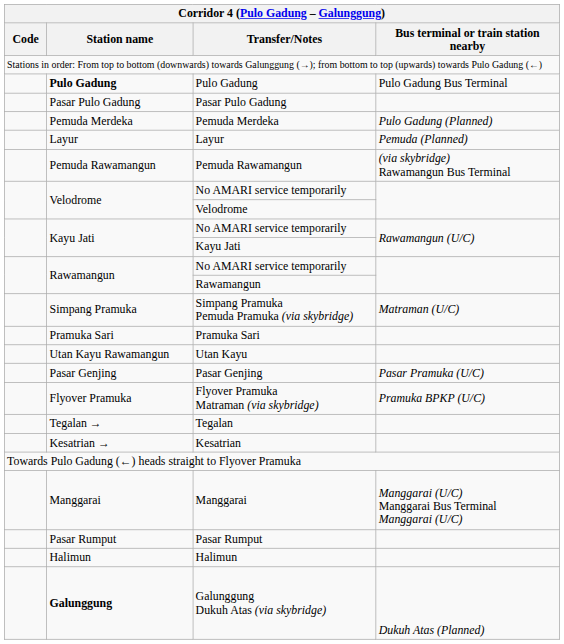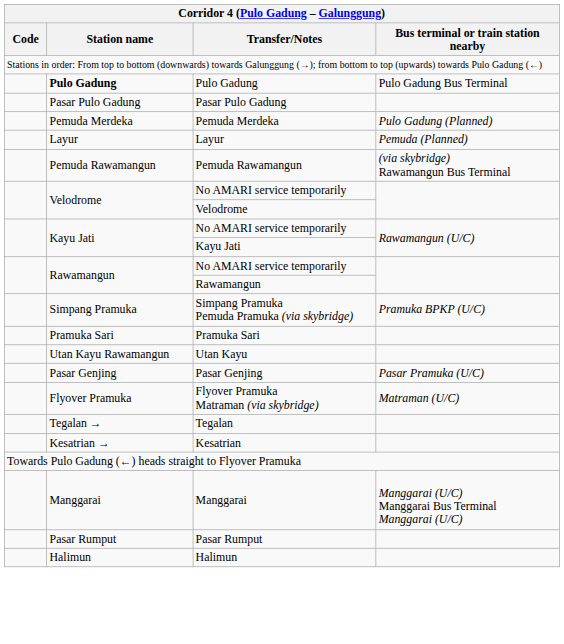(419, 310) Matraman (U/C) -> (432, 310) Pramuka BPKP (U/C)
(432, 398) Pramuka BPKP (U/C) -> (419, 398) Matraman (U/C)
- row: (81, 603)
